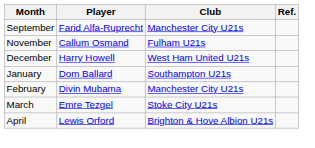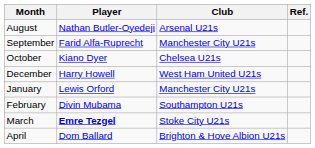+ row: (22, 27)
+ row: (24, 58)
- row: (29, 43)
(86, 74) Dom Ballard -> (86, 89) Lewis Orford
(189, 74) Southampton U21s -> (207, 89) Manchester City U21s
(195, 89) Manchester City U21s -> (201, 105) Southampton U21s
(86, 105) normal -> (87, 120) bold
(86, 120) Lewis Orford -> (86, 136) Dom Ballard
